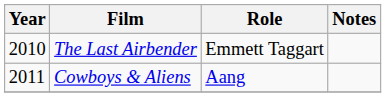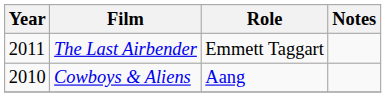(27, 48) 2010 -> (27, 48) 2011
(27, 77) 2011 -> (27, 77) 2010
